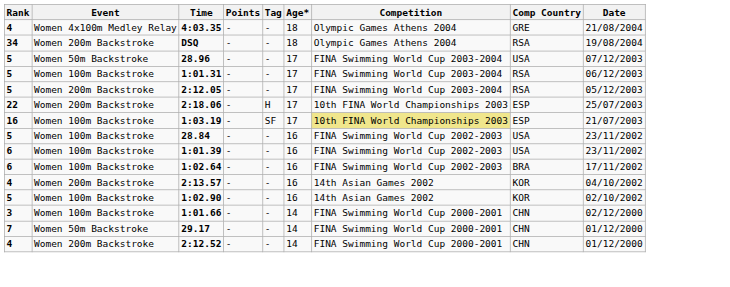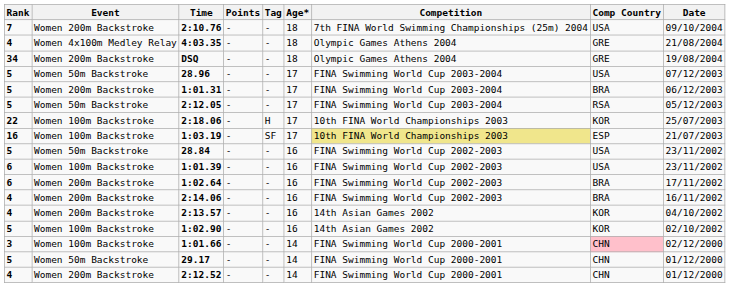+ row: (201, 28)
(521, 43) RSA -> (601, 58) GRE
(94, 74) Women 100m Backstroke -> (94, 89) Women 200m Backstroke
(521, 74) RSA -> (601, 89) BRA
(94, 89) Women 200m Backstroke -> (91, 105) Women 50m Backstroke
(94, 105) Women 200m Backstroke -> (94, 120) Women 100m Backstroke
(521, 105) ESP -> (601, 120) KOR
(94, 136) Women 100m Backstroke -> (91, 151) Women 50m Backstroke
(94, 167) Women 100m Backstroke -> (94, 182) Women 200m Backstroke
+ row: (201, 198)
(521, 213) no background -> (601, 244) pink background
(9, 229) 7 -> (9, 260) 5
